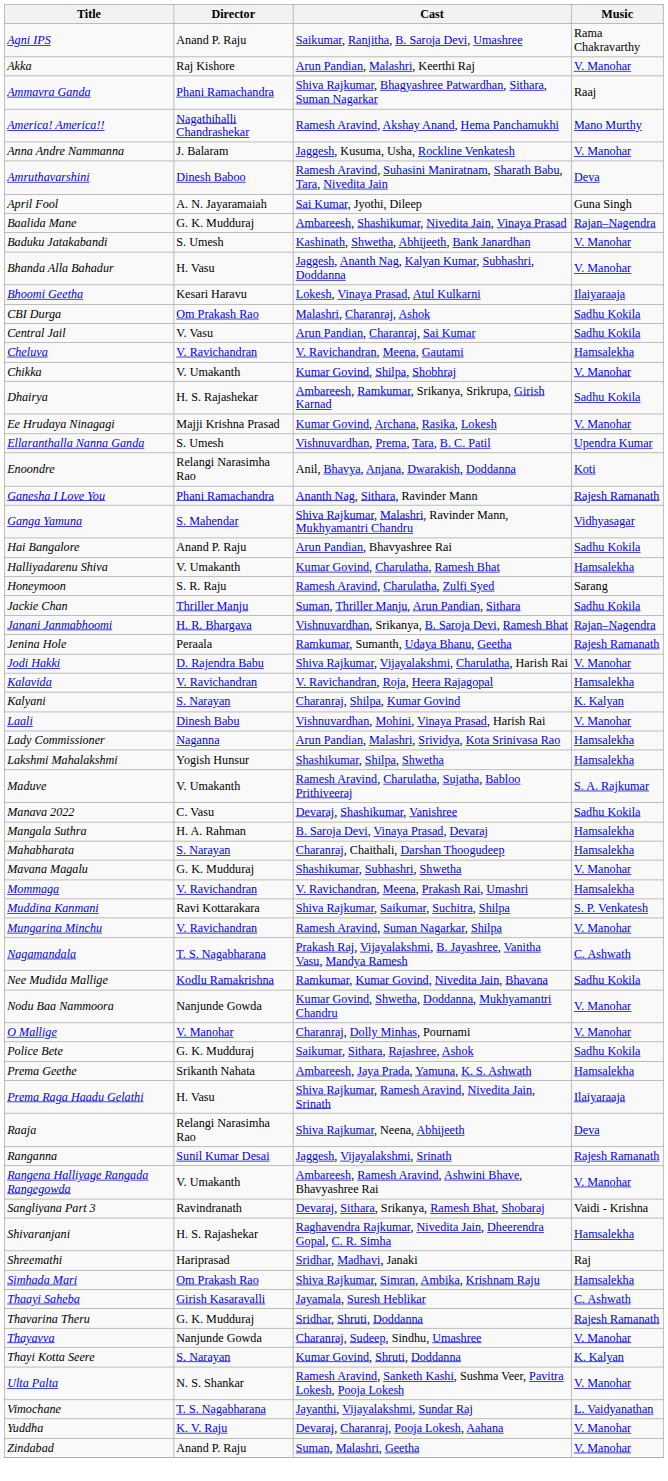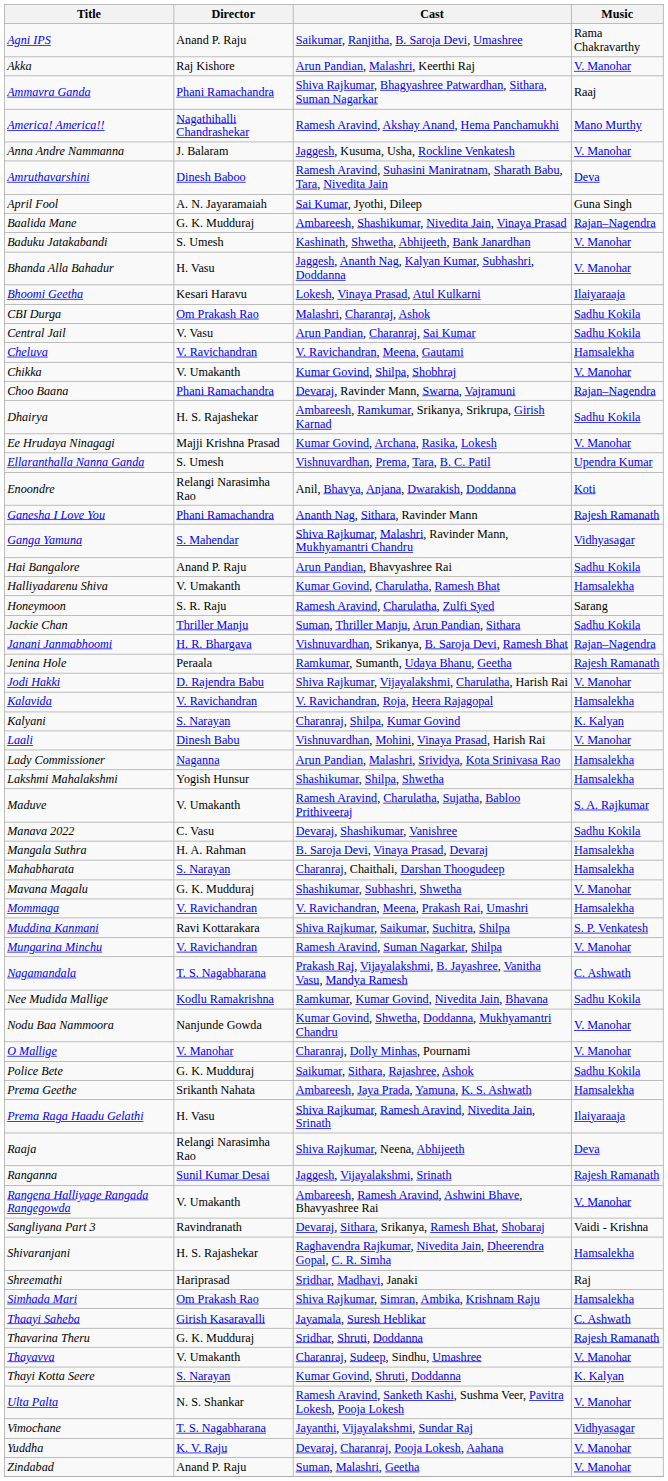+ row: (38, 391)
(219, 1337) Nanjunde Gowda -> (208, 1357) V. Umakanth
(614, 1409) L. Vaidyanathan -> (604, 1428) Vidhyasagar
